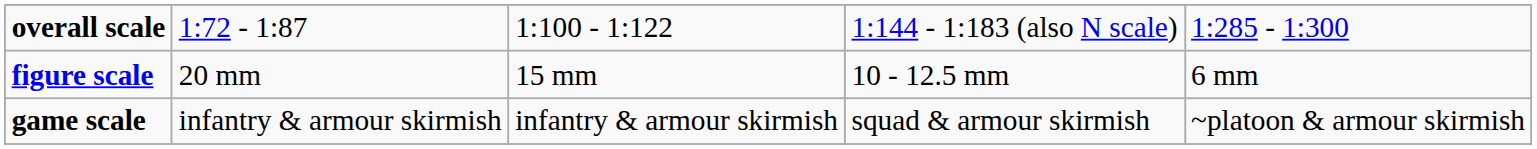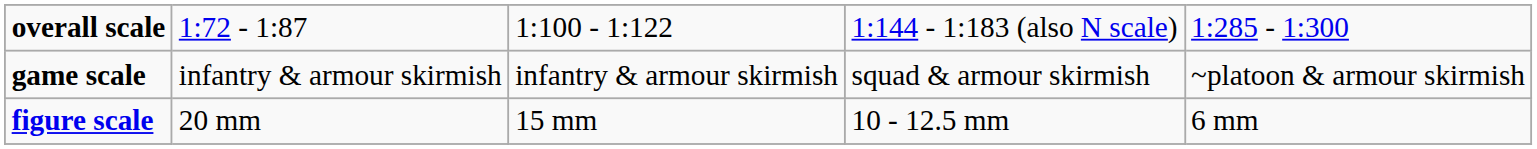rows swapped: (83, 74) <-> (79, 120)
